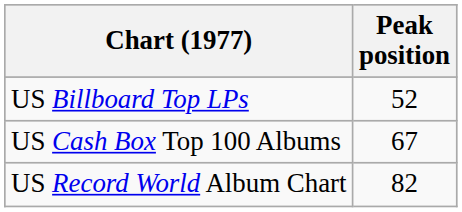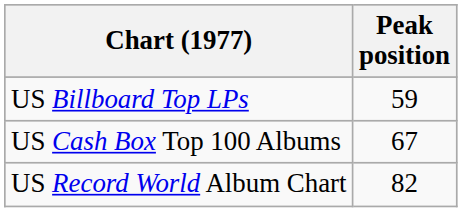(404, 98) 52 -> (404, 98) 59
